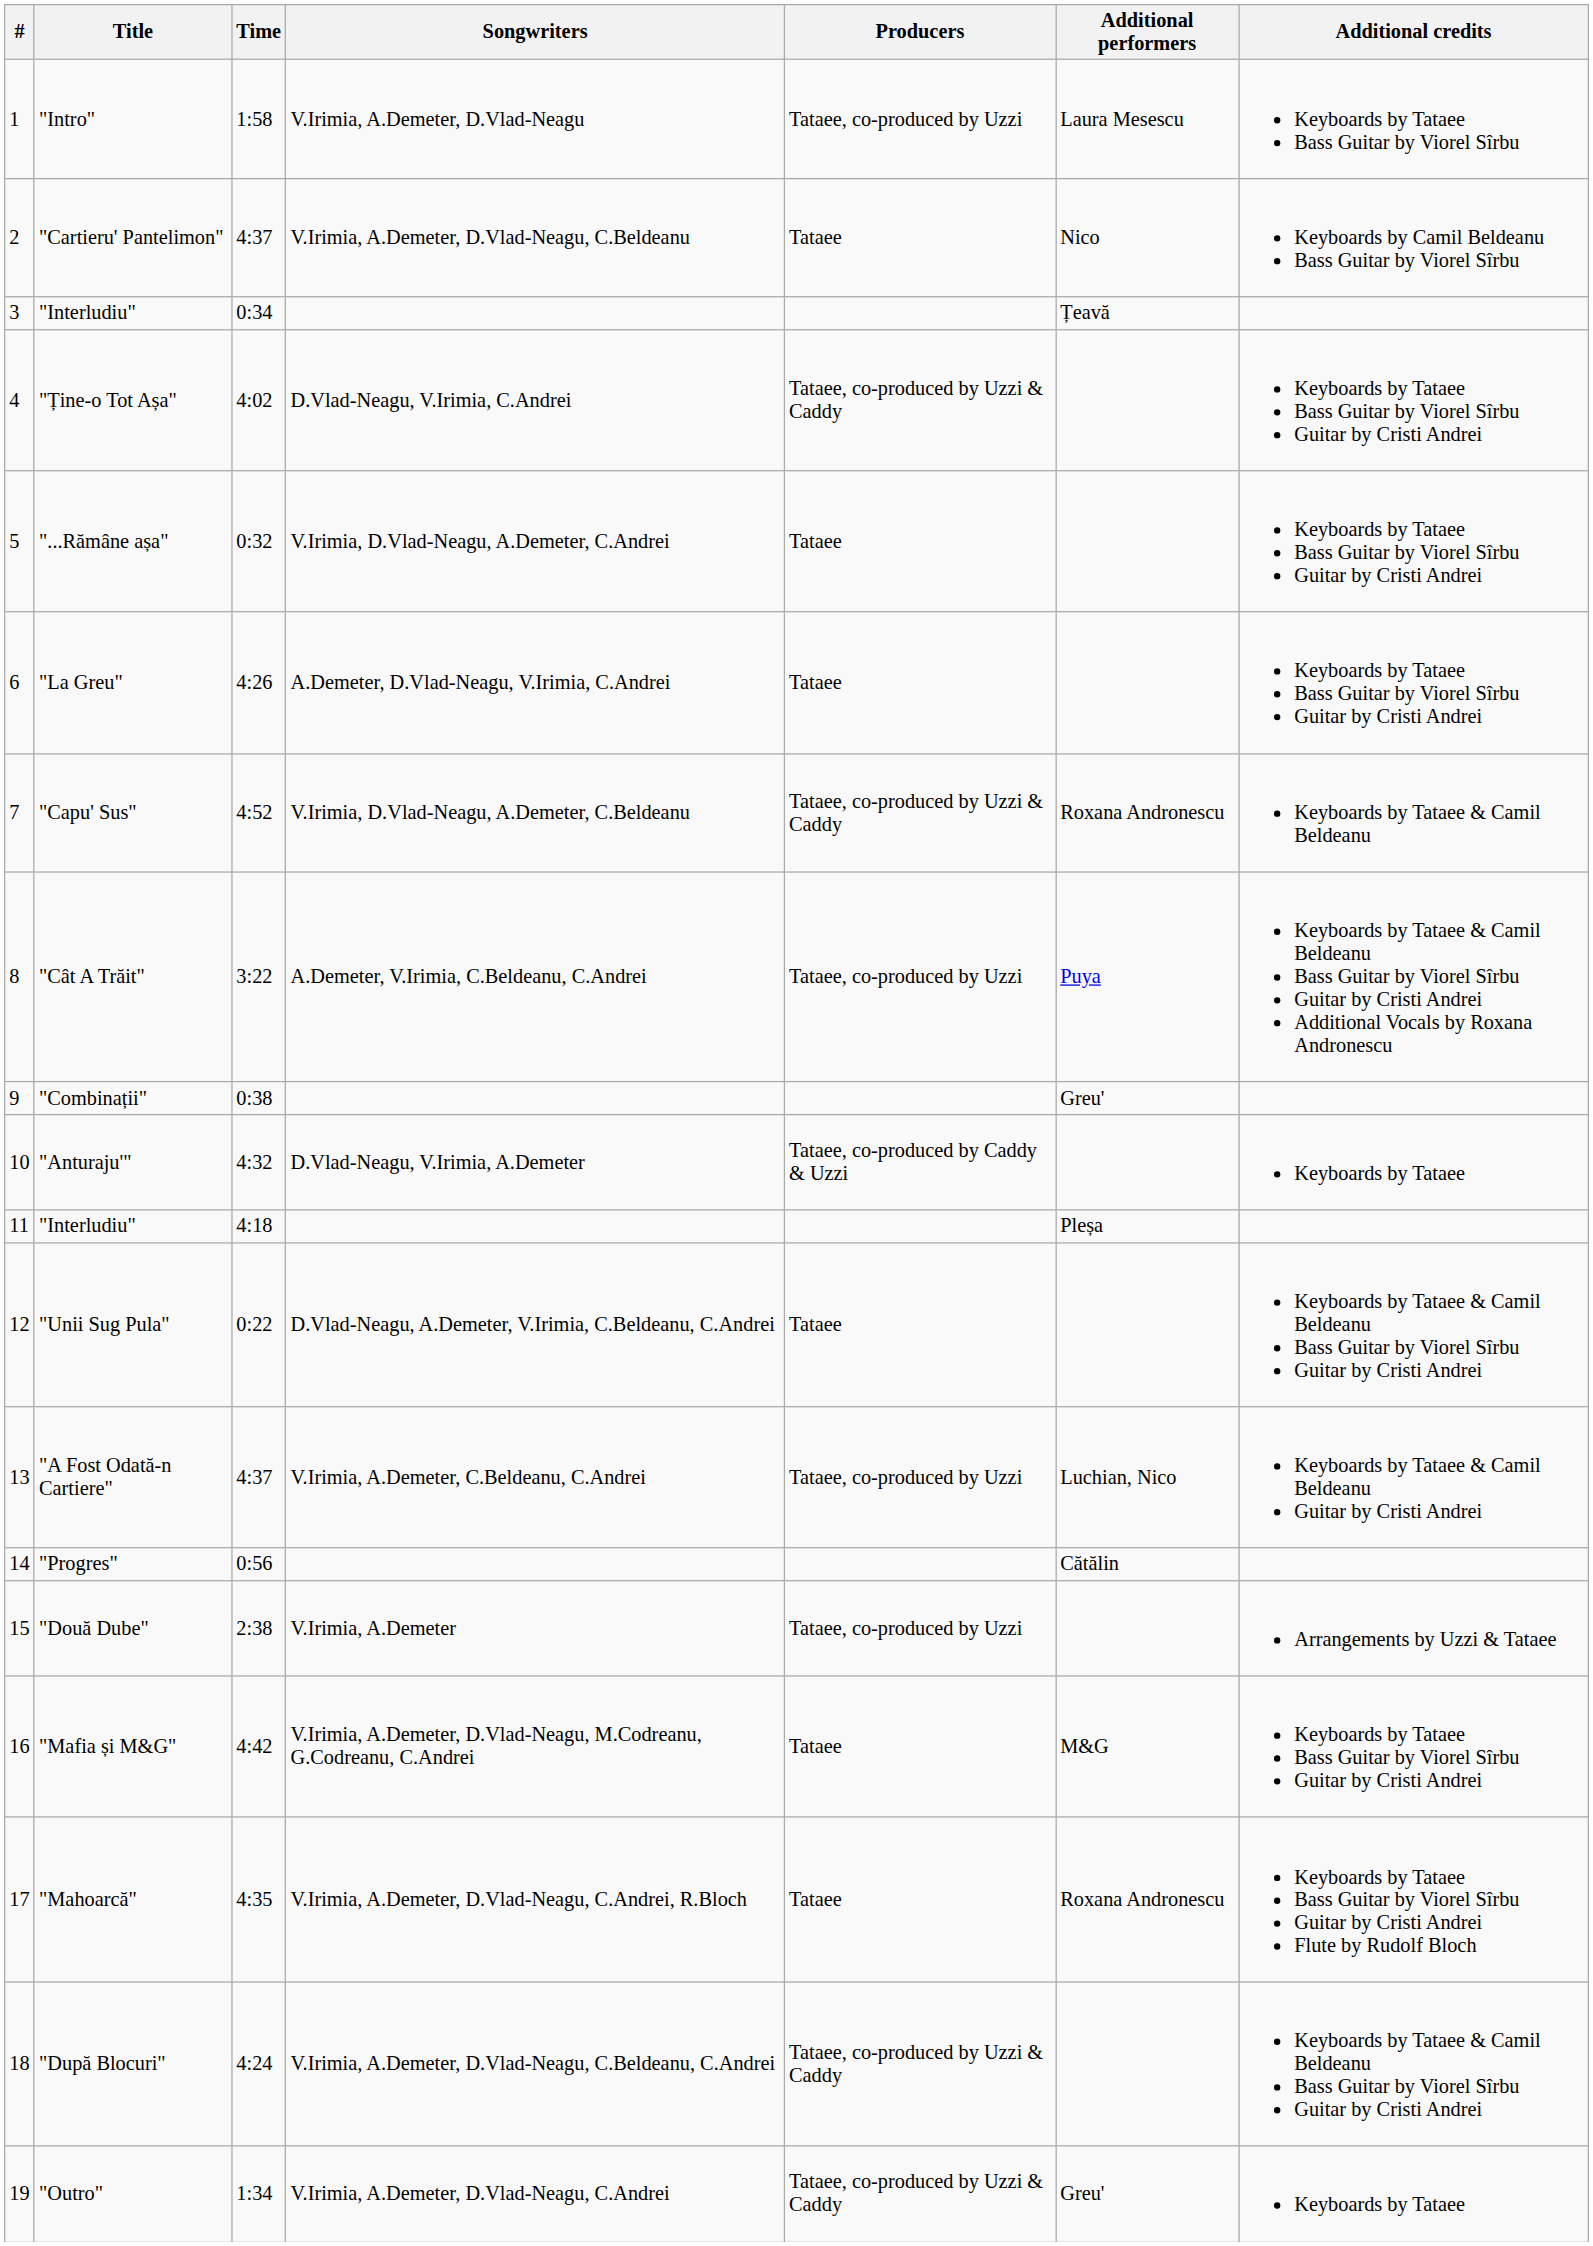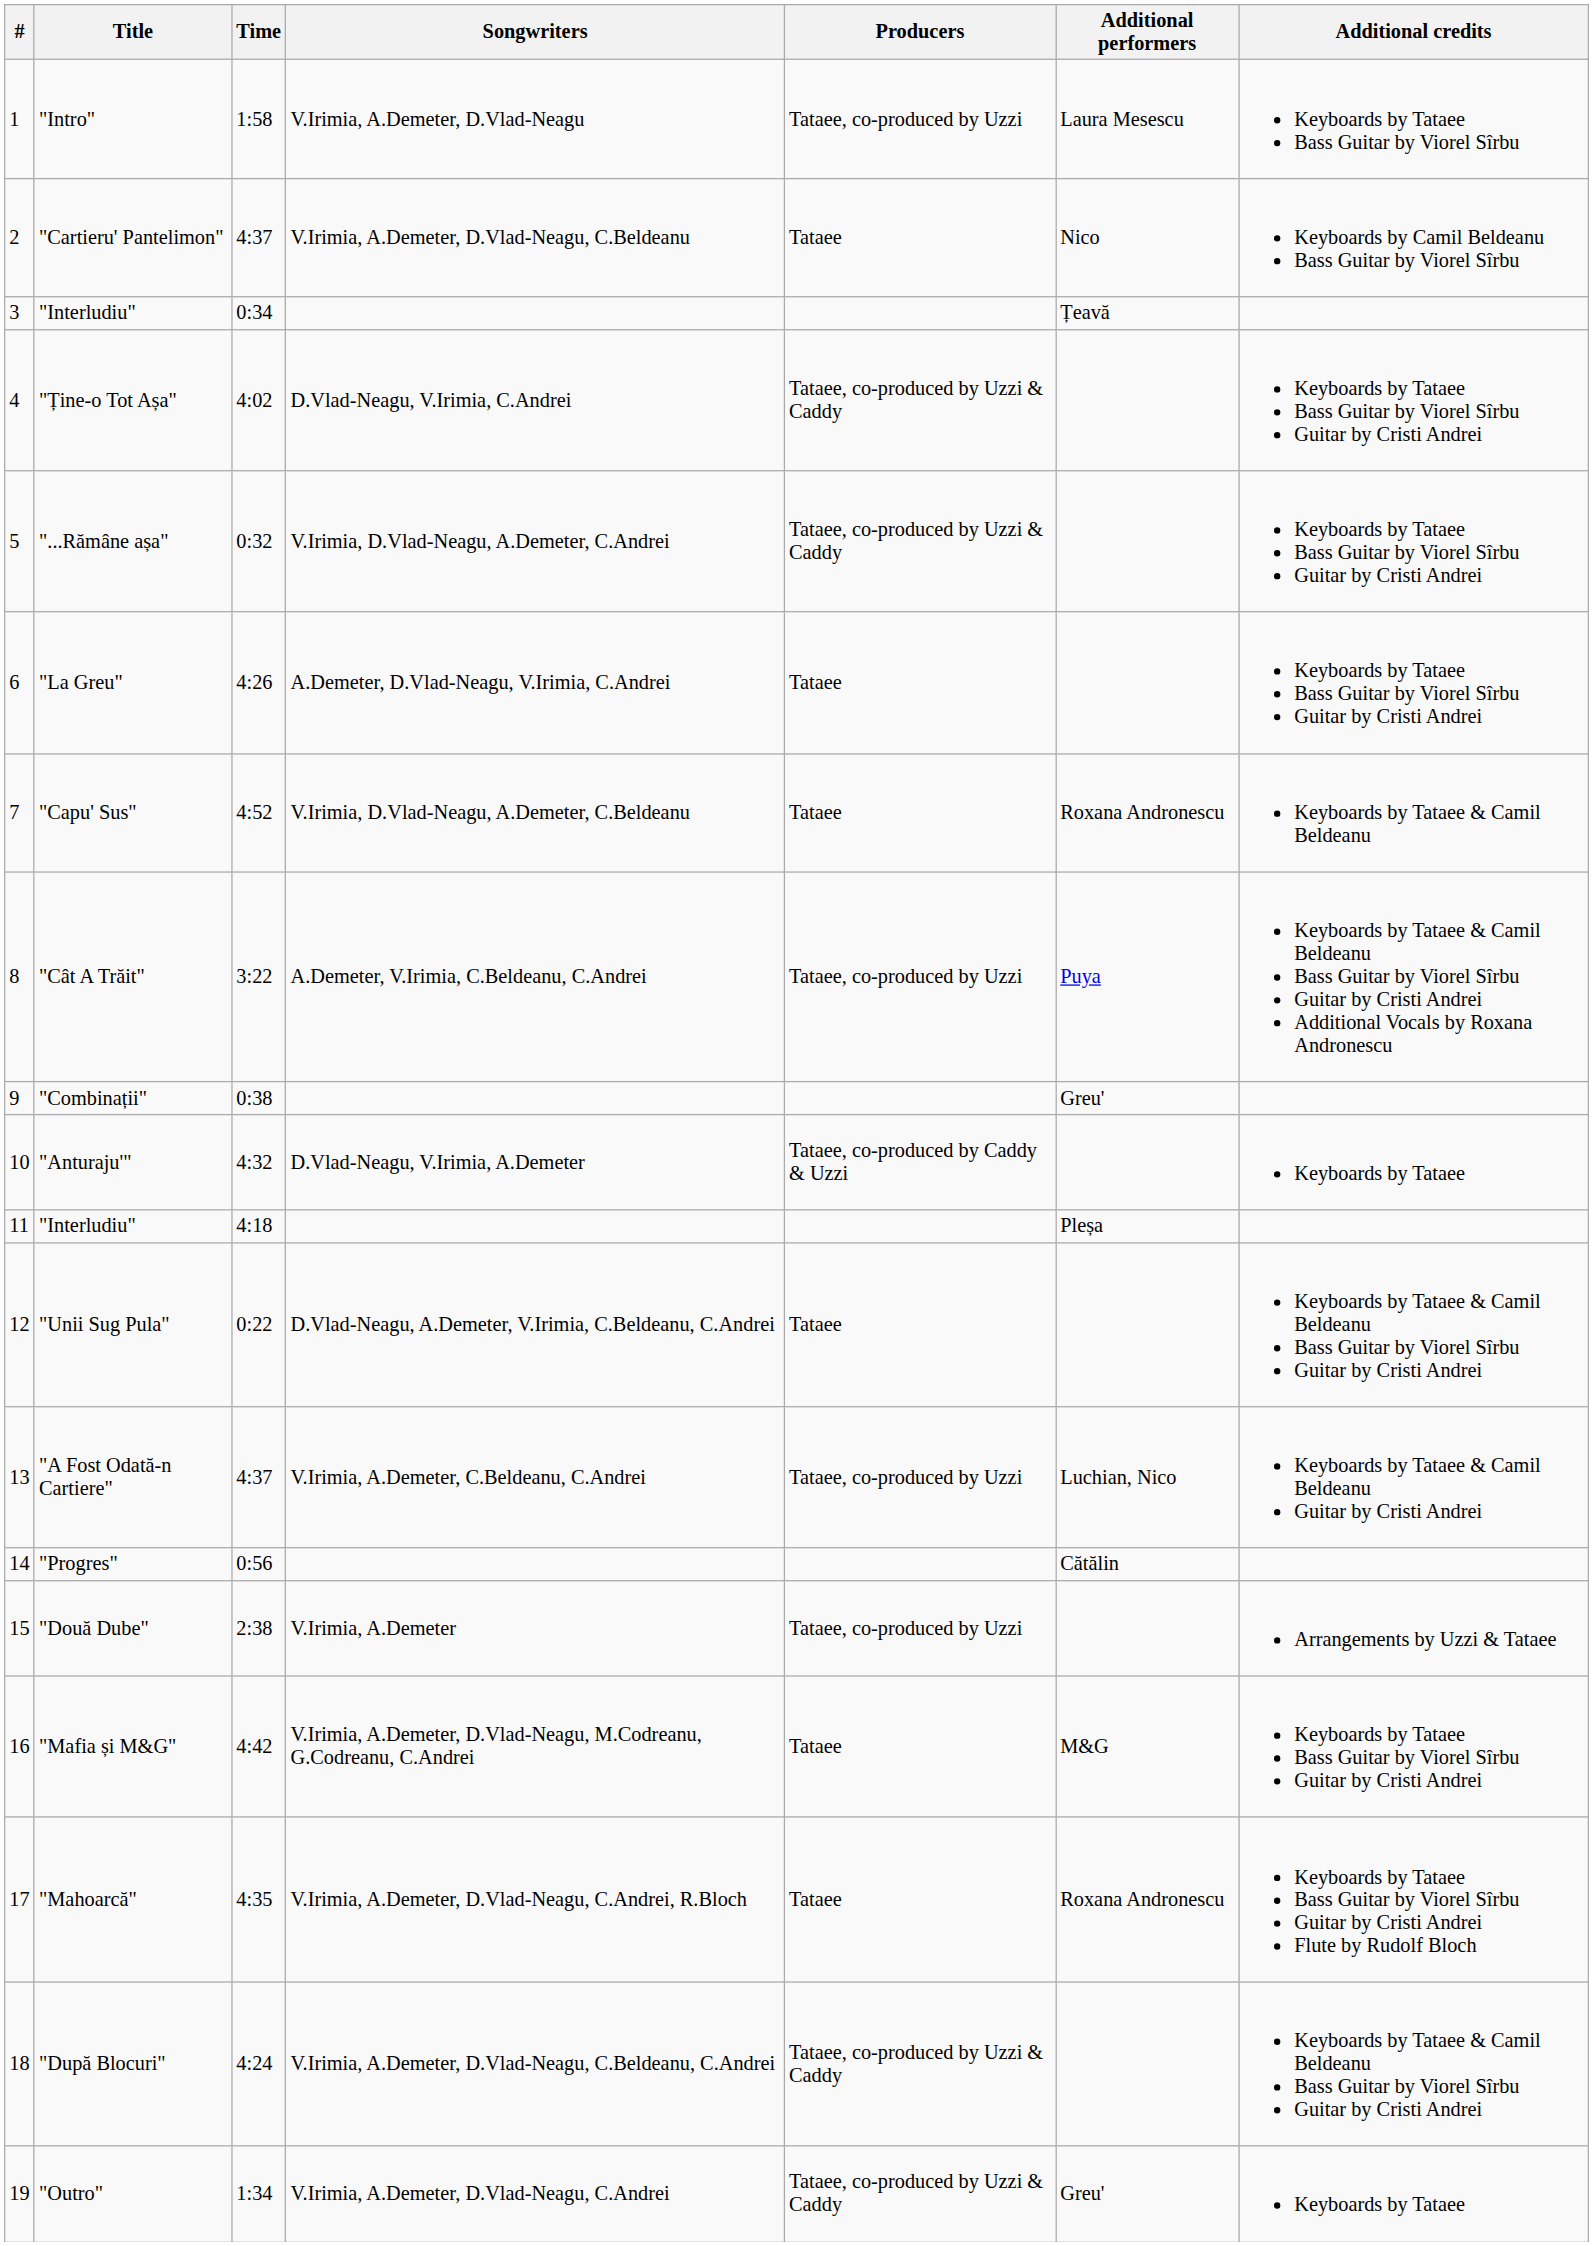(815, 541) Tataee -> (916, 541) Tataee, co-produced by Uzzi & Caddy
(916, 812) Tataee, co-produced by Uzzi & Caddy -> (815, 812) Tataee
